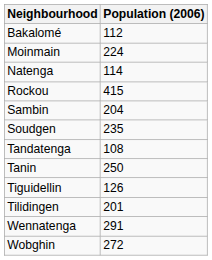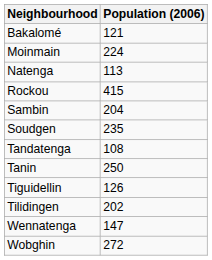(113, 33) 112 -> (113, 33) 121
(113, 71) 114 -> (113, 71) 113
(113, 206) 201 -> (113, 206) 202
(113, 226) 291 -> (113, 226) 147
